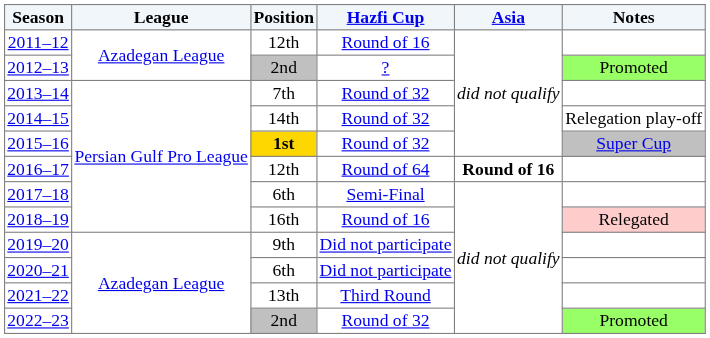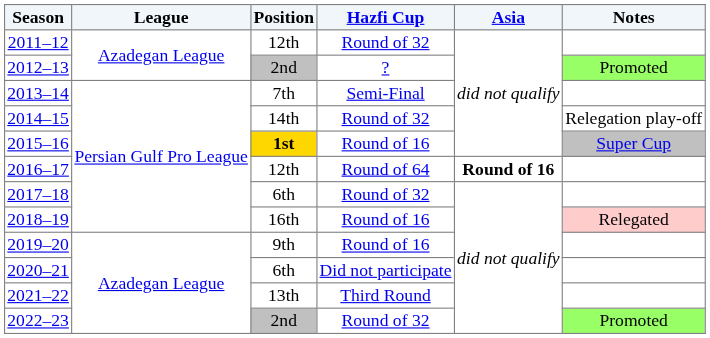(386, 42) Round of 16 -> (386, 42) Round of 32
(386, 93) Round of 32 -> (386, 93) Semi-Final
(386, 143) Round of 32 -> (386, 143) Round of 16
(386, 194) Semi-Final -> (386, 194) Round of 32
(386, 244) Did not participate -> (386, 244) Round of 16
